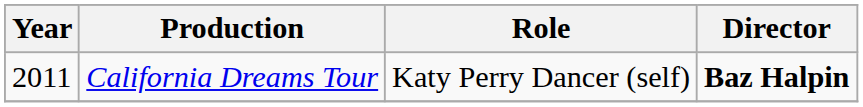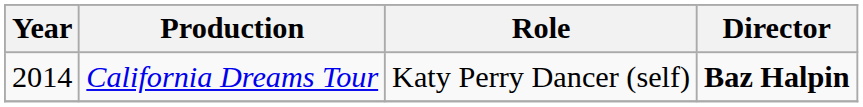(42, 76) 2011 -> (42, 76) 2014
